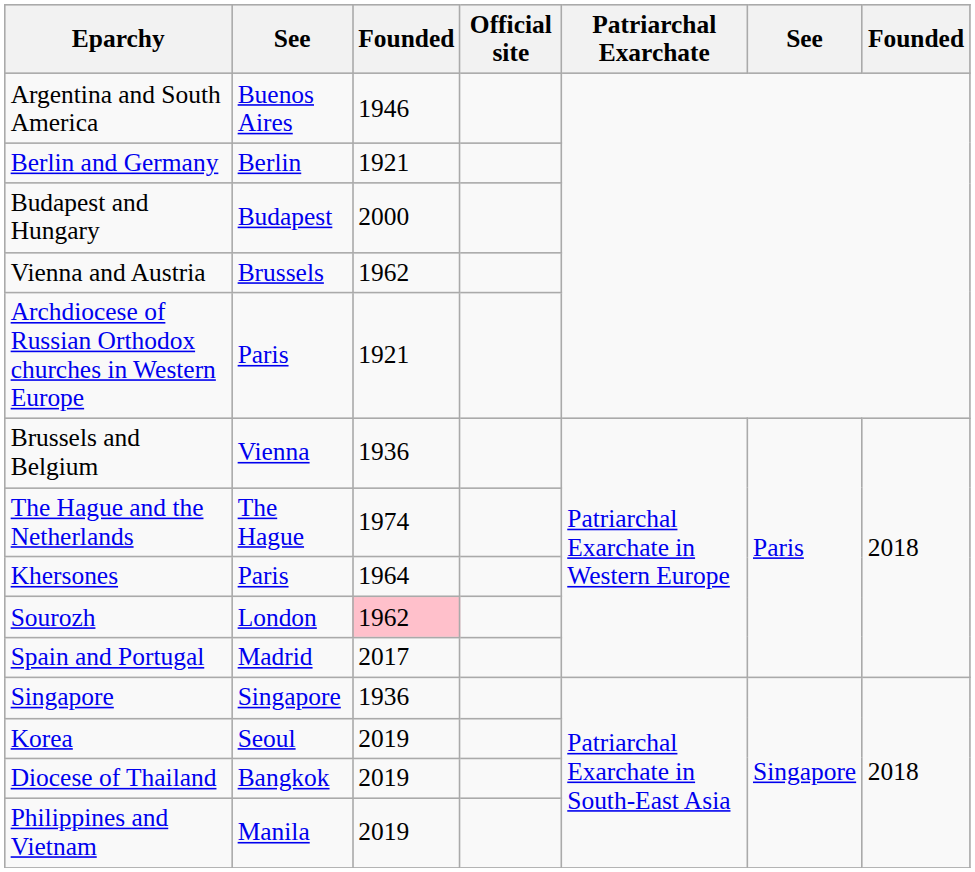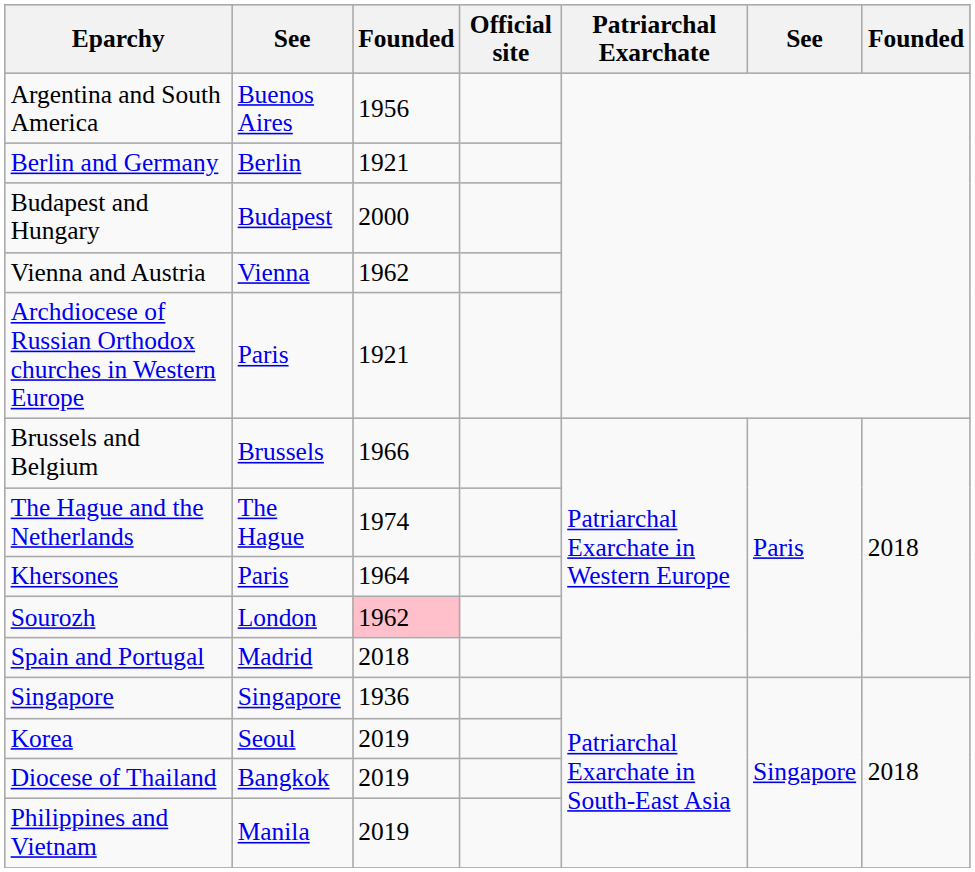(384, 107) 1946 -> (384, 107) 1956
(281, 271) Brussels -> (274, 271) Vienna
(274, 452) Vienna -> (281, 452) Brussels
(384, 452) 1936 -> (384, 452) 1966
(384, 657) 2017 -> (384, 657) 2018
